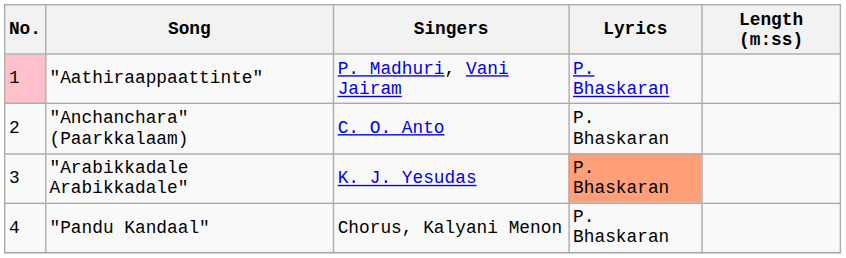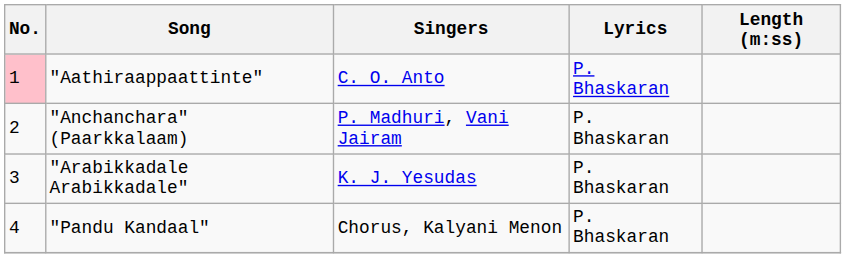(423, 79) P. Madhuri, Vani Jairam -> (391, 79) C. O. Anto
(391, 129) C. O. Anto -> (423, 129) P. Madhuri, Vani Jairam
(621, 178) lightsalmon background -> (621, 178) no background
